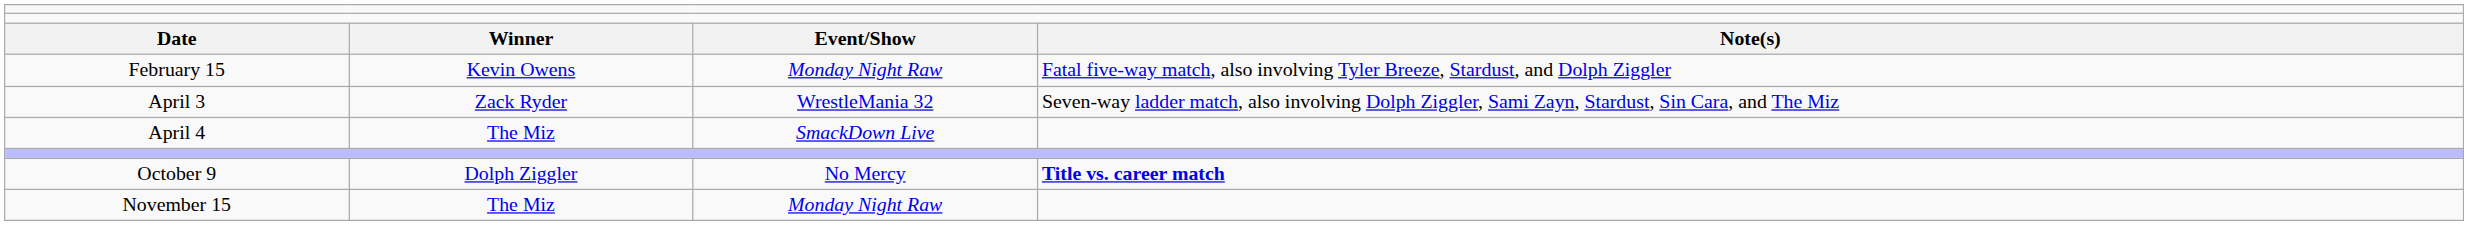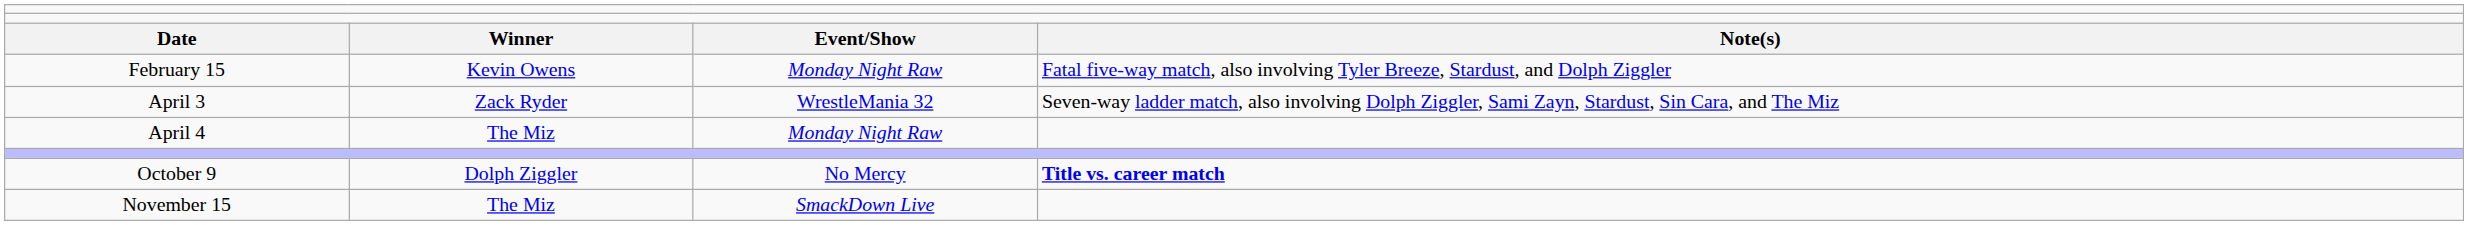(865, 132) SmackDown Live -> (865, 132) Monday Night Raw
(865, 204) Monday Night Raw -> (865, 204) SmackDown Live
